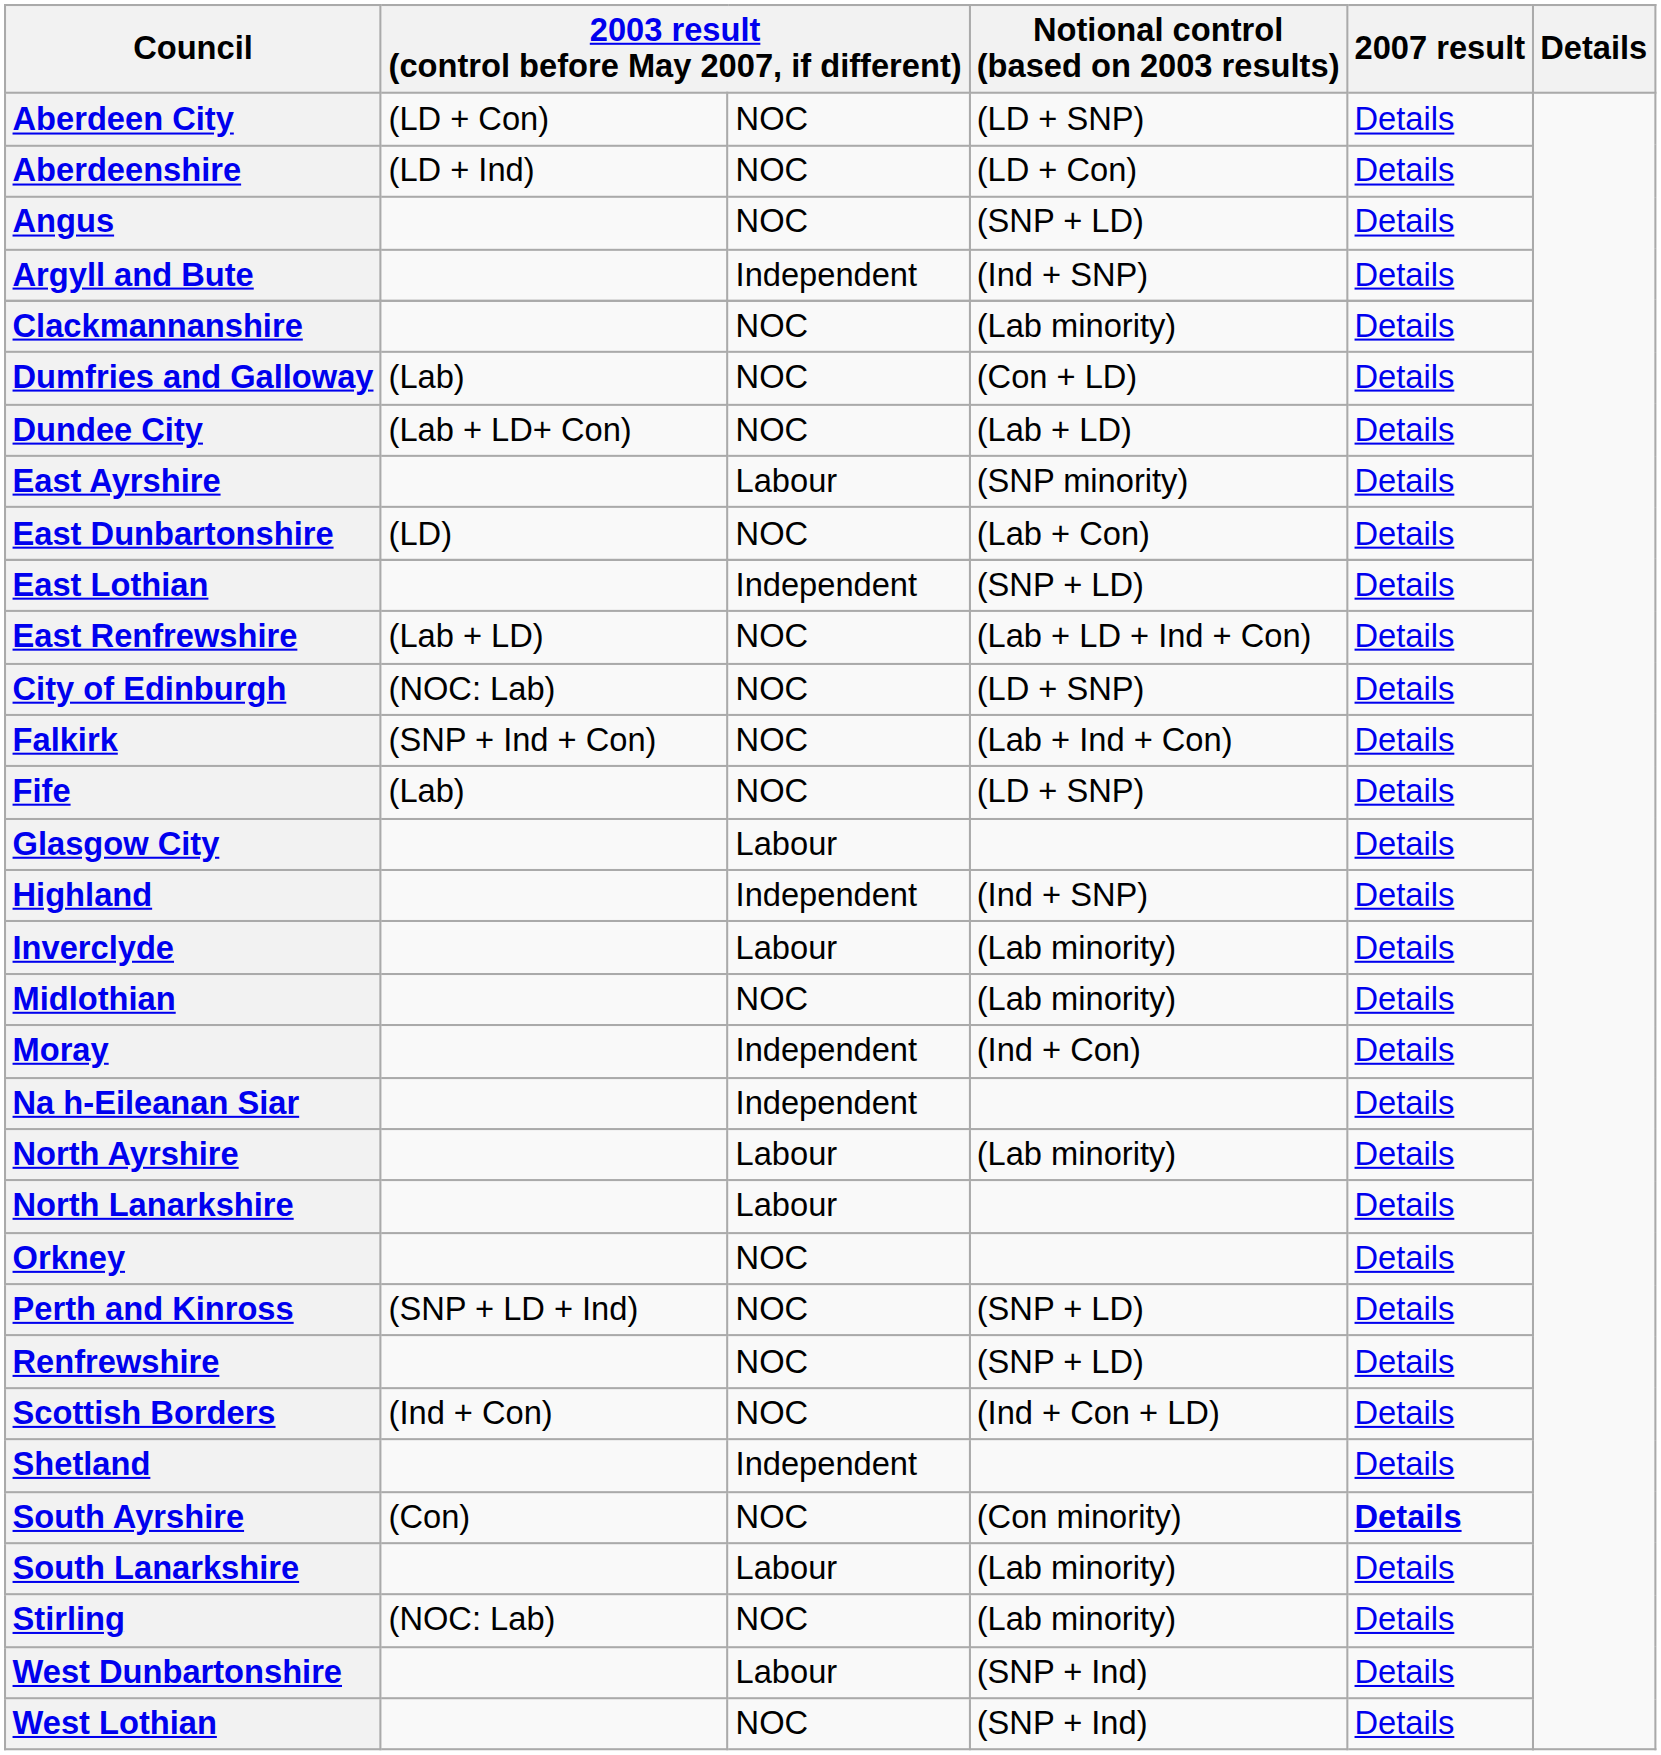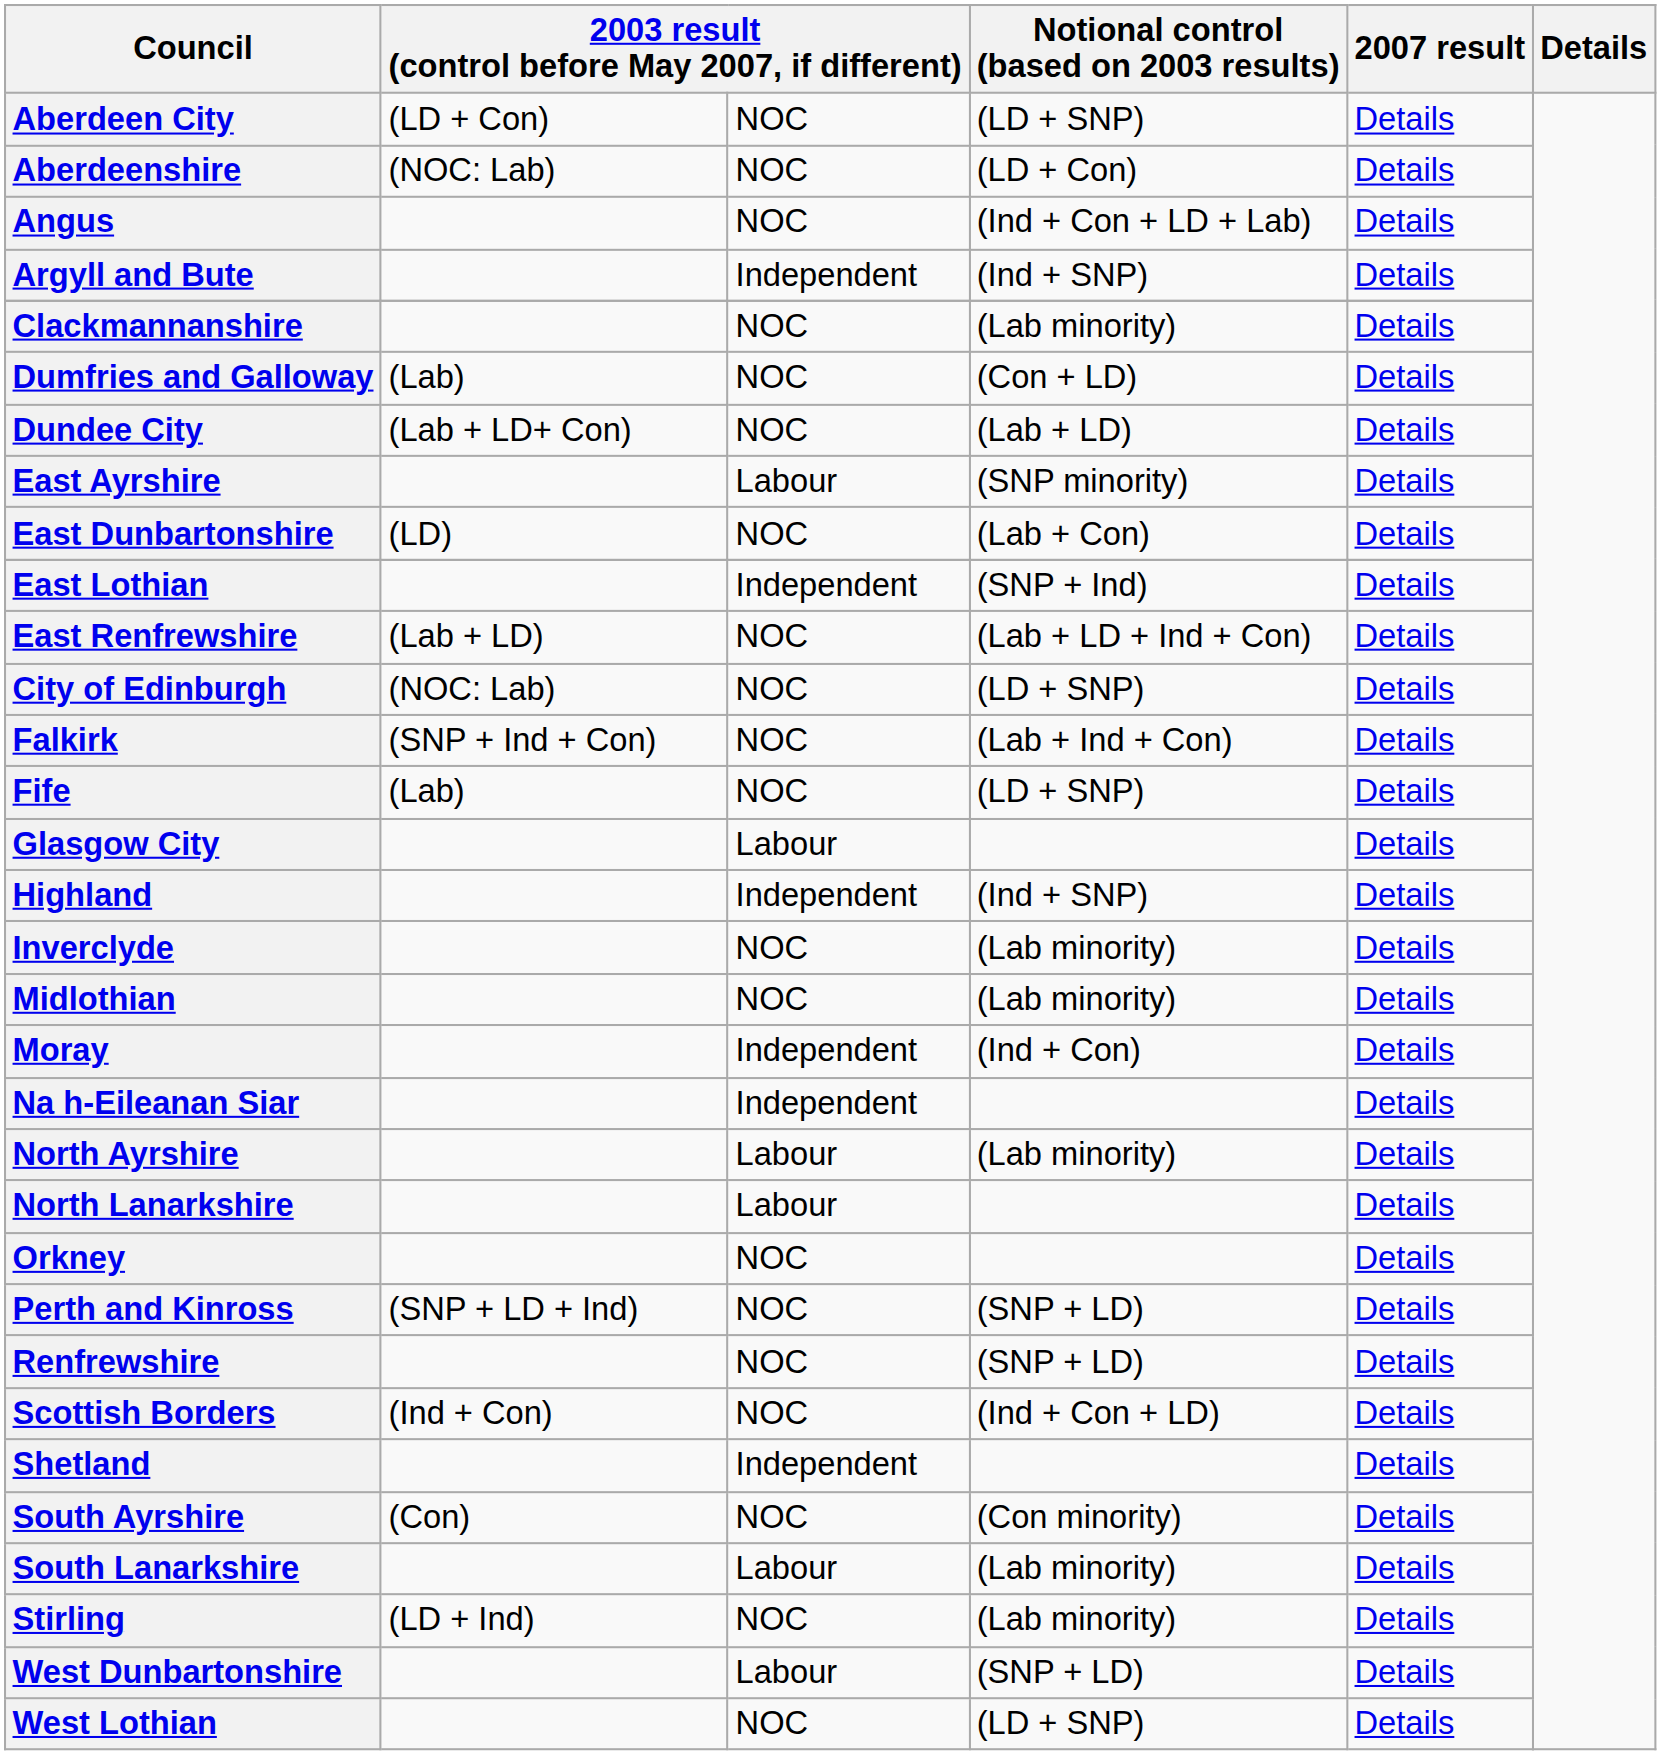(462, 170) (LD + Ind) -> (472, 170) (NOC: Lab)
(1060, 222) (SNP + LD) -> (1144, 222) (Ind + Con + LD + Lab)
(1060, 584) (SNP + LD) -> (1062, 584) (SNP + Ind)
(786, 947) Labour -> (772, 947) NOC
(1408, 1516) bold -> (1404, 1516) normal
(472, 1620) (NOC: Lab) -> (462, 1620) (LD + Ind)
(1062, 1671) (SNP + Ind) -> (1060, 1671) (SNP + LD)
(1062, 1723) (SNP + Ind) -> (1061, 1723) (LD + SNP)
